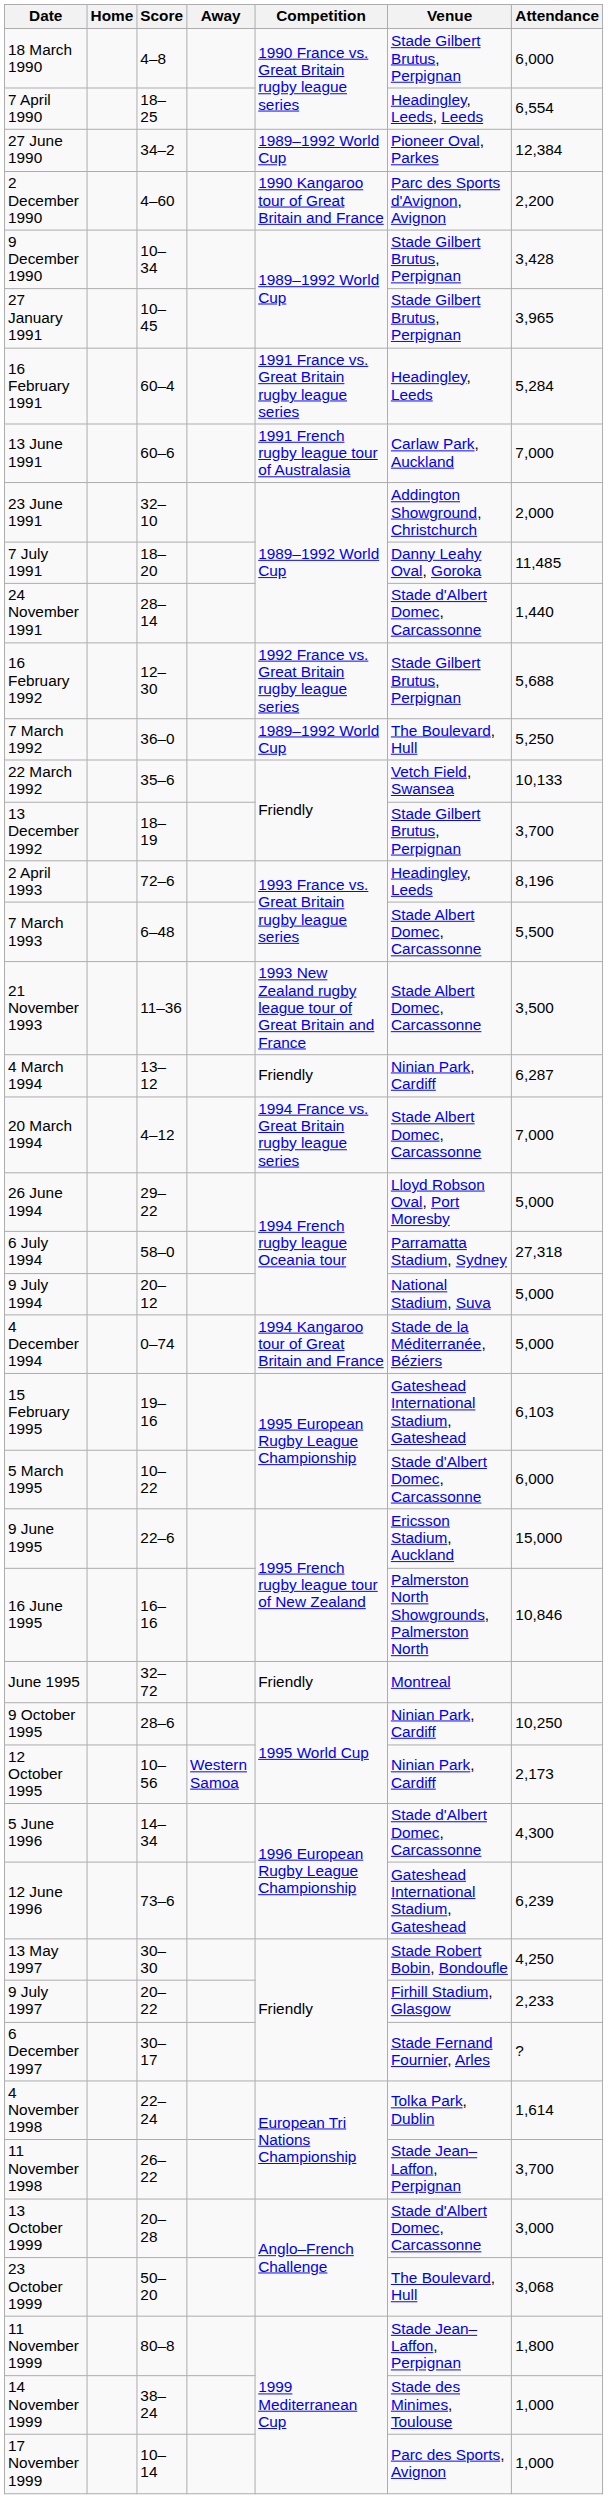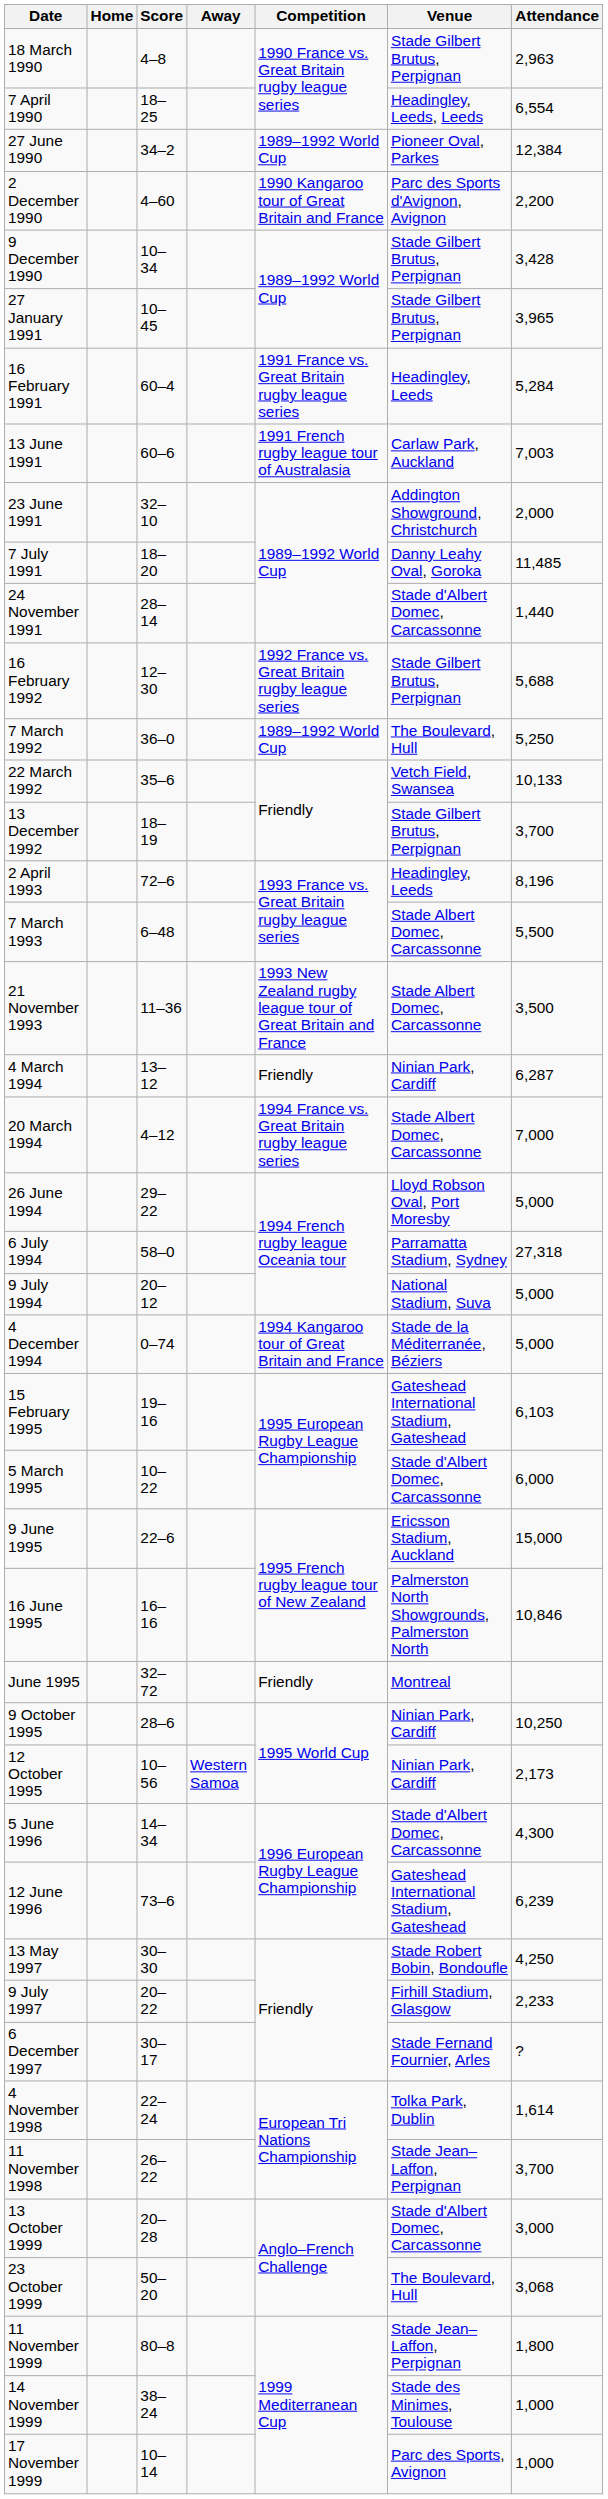(535, 58) 6,000 -> (535, 58) 2,963
(535, 453) 7,000 -> (535, 453) 7,003
